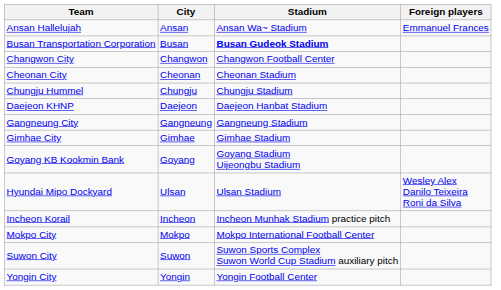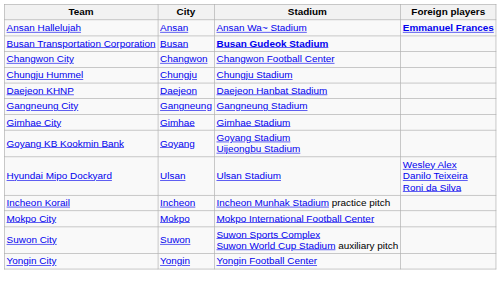(446, 28) normal -> (448, 28) bold
- row: (37, 75)
